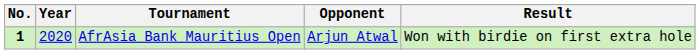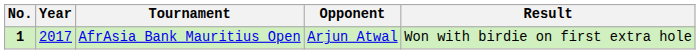(56, 38) 2020 -> (56, 38) 2017
